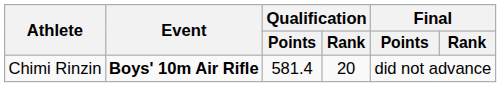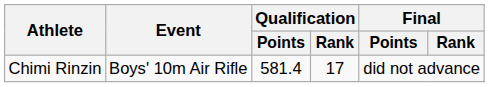(184, 69) bold -> (178, 69) normal
(346, 69) 20 -> (335, 69) 17
